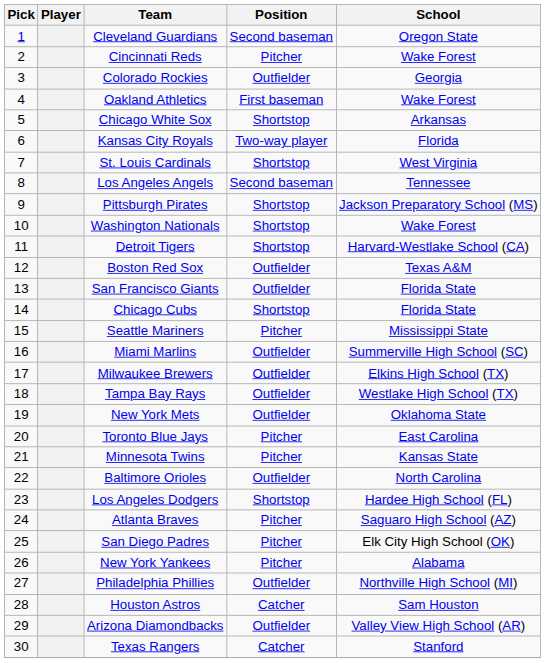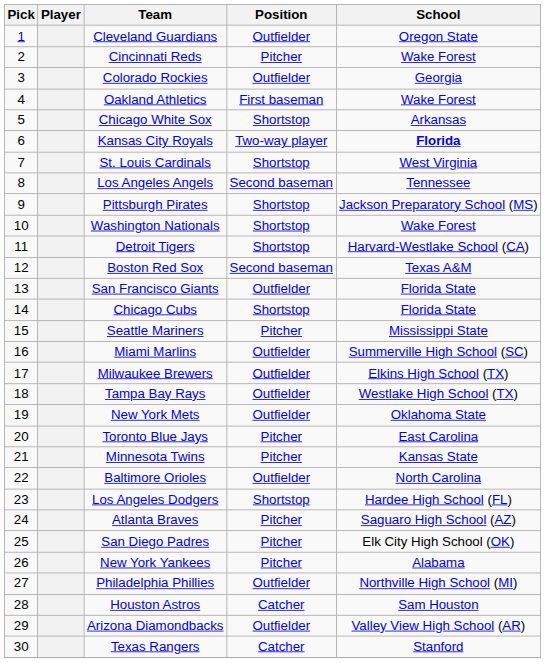(281, 36) Second baseman -> (281, 36) Outfielder
(438, 141) normal -> (438, 141) bold
(281, 267) Outfielder -> (281, 267) Second baseman
